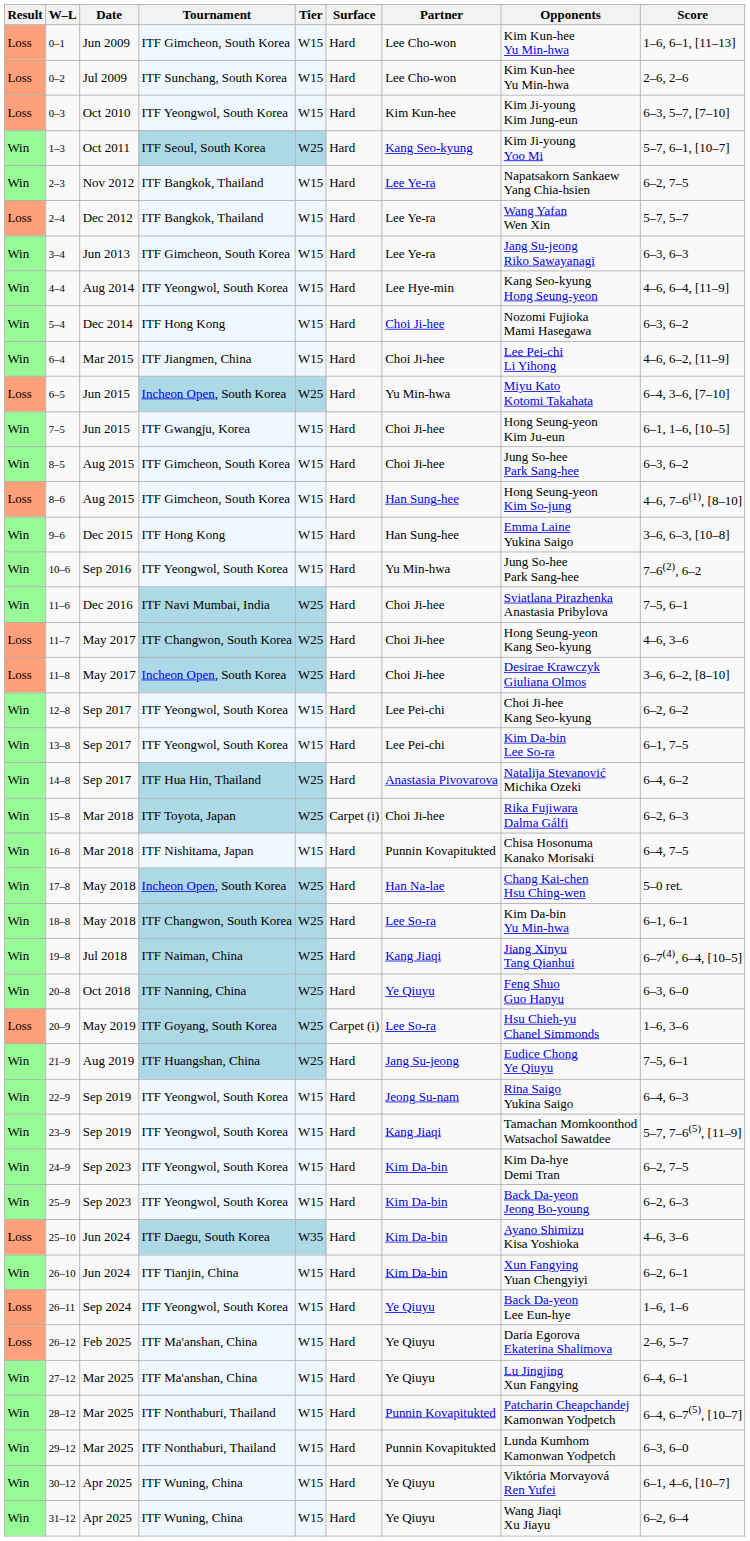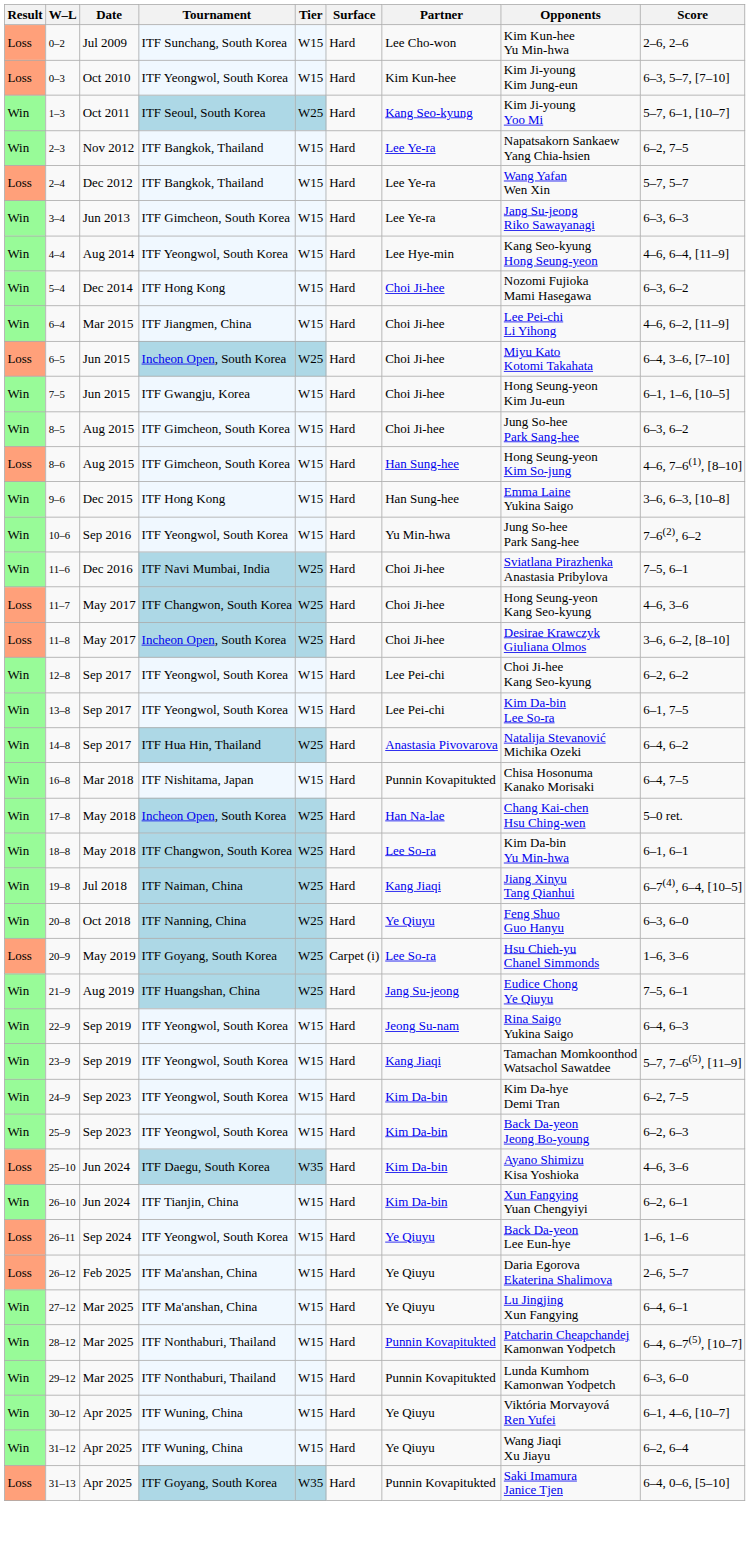- row: (57, 43)
(418, 393) Yu Min-hwa -> (415, 358) Choi Ji-hee
- row: (59, 816)
+ row: (62, 1483)
